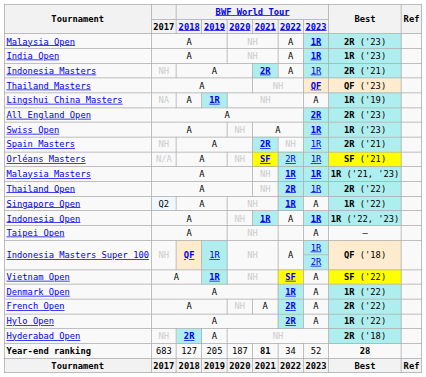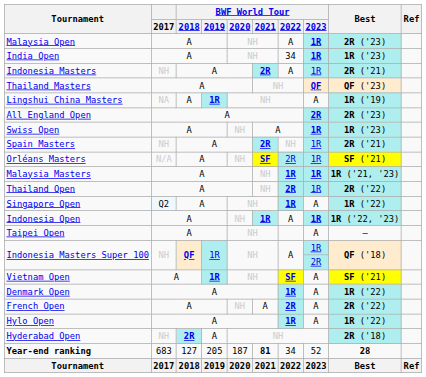(291, 56) A -> (291, 56) 34
(365, 277) SF ('22) -> (365, 277) SF ('21)
(291, 321) 2R -> (291, 321) 1R
